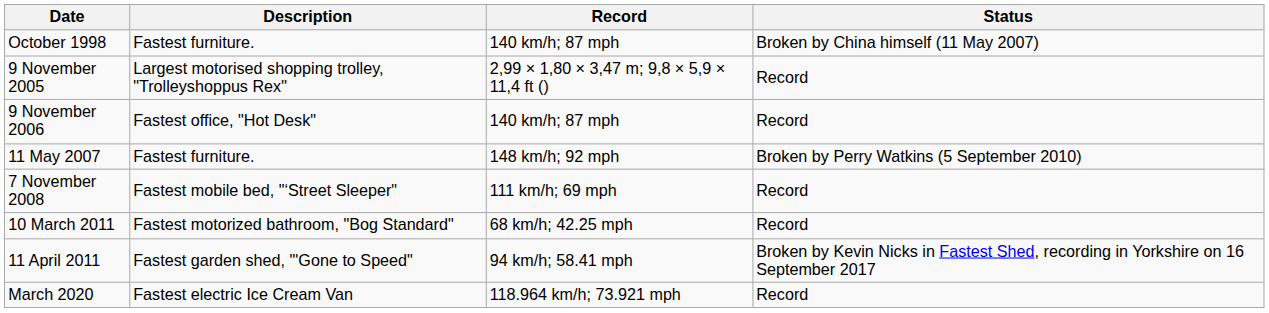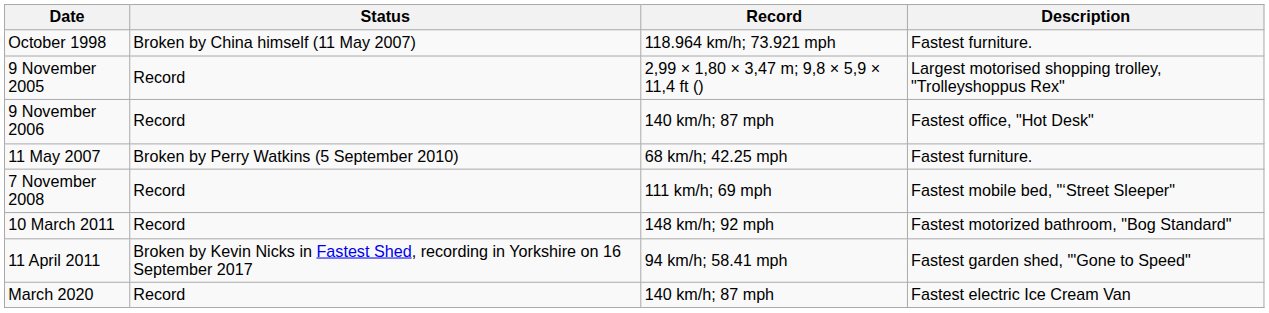columns swapped: (308, 17) <-> (1008, 17)
(554, 42) 140 km/h; 87 mph -> (740, 42) 118.964 km/h; 73.921 mph
(554, 156) 148 km/h; 92 mph -> (716, 156) 68 km/h; 42.25 mph
(561, 225) 68 km/h; 42.25 mph -> (709, 225) 148 km/h; 92 mph
(585, 295) 118.964 km/h; 73.921 mph -> (709, 295) 140 km/h; 87 mph
